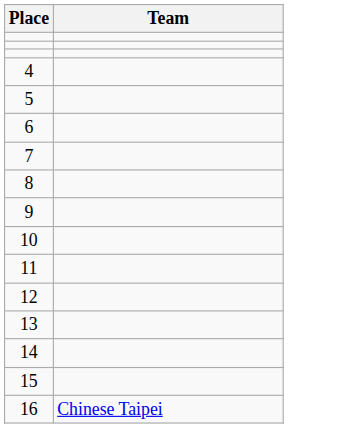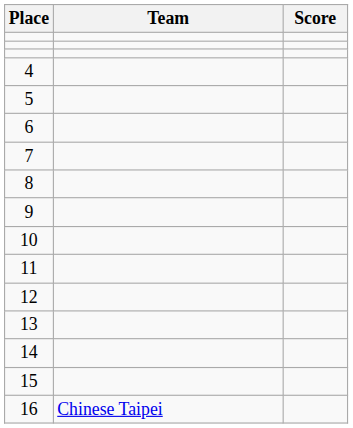+ column: (315, 18)
